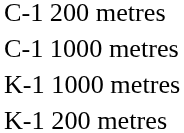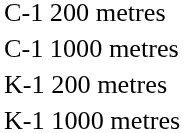rows swapped: (86, 120) <-> (92, 84)
